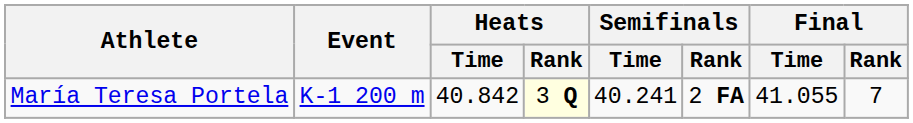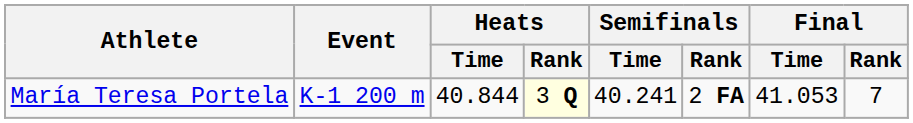(477, 98) 40.842 -> (477, 98) 40.844
(797, 98) 41.055 -> (797, 98) 41.053
